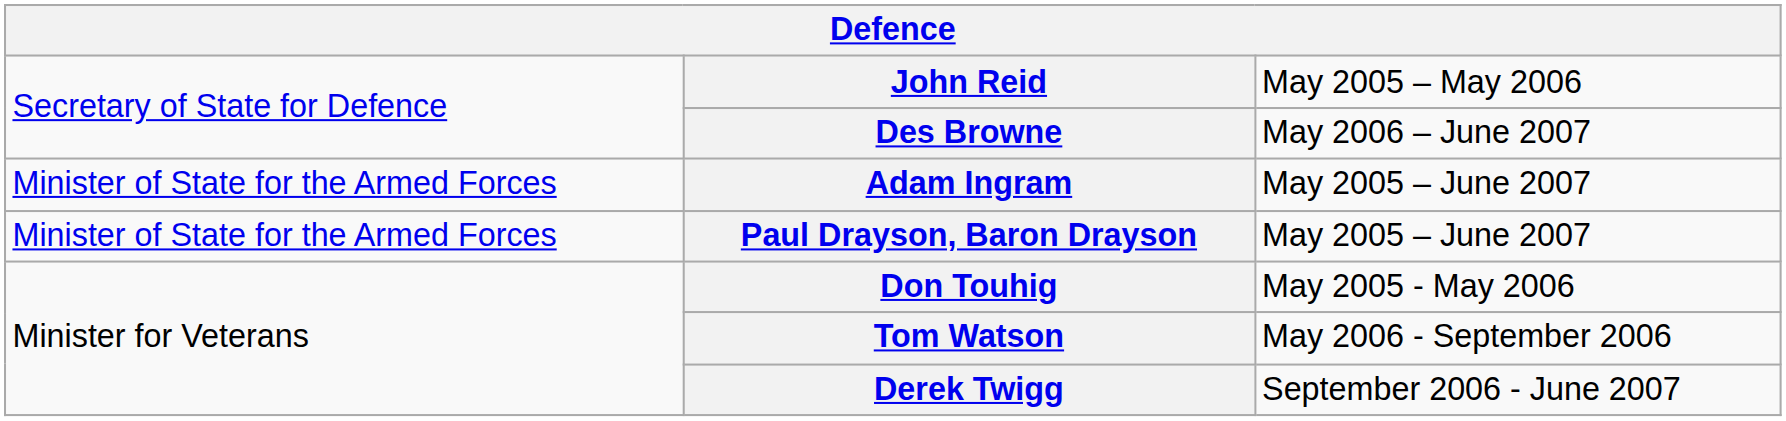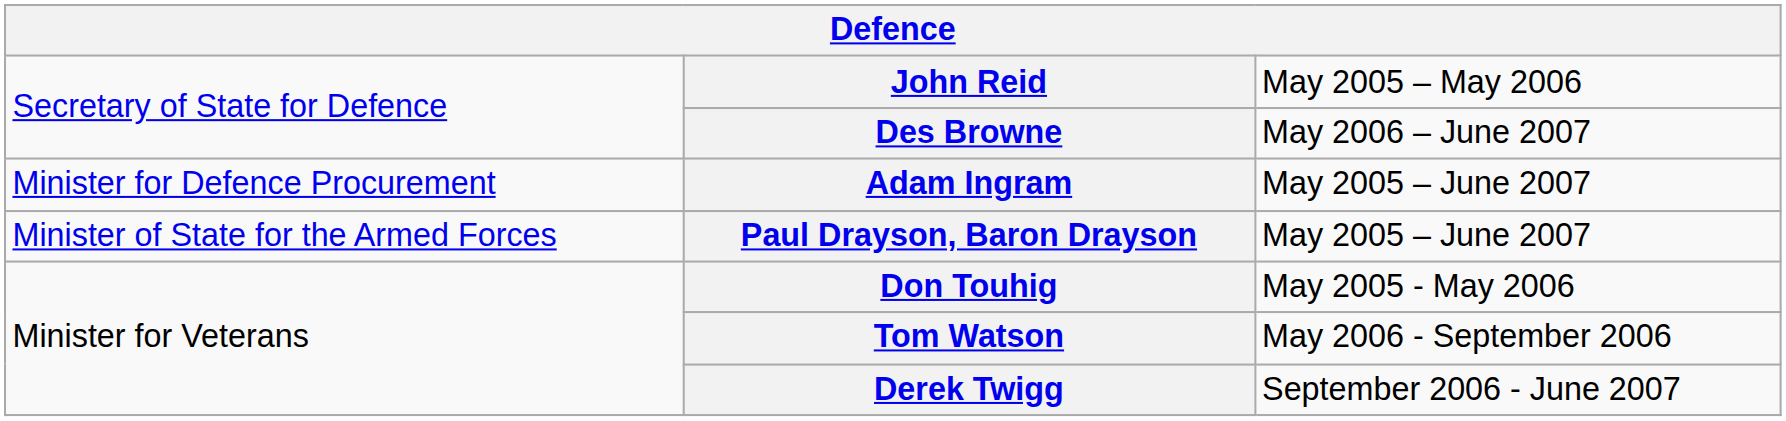(285, 183) Minister of State for the Armed Forces -> (254, 183) Minister for Defence Procurement
